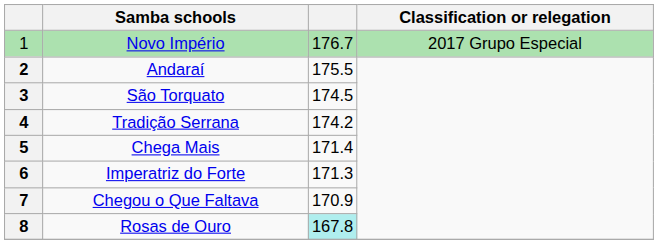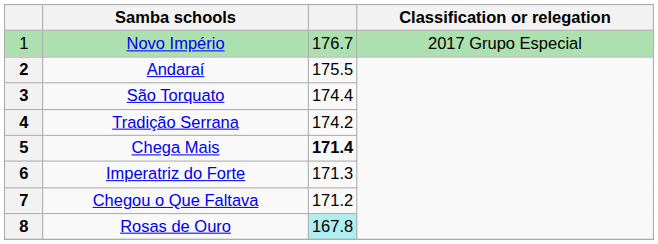(333, 95) 174.5 -> (333, 95) 174.4
(333, 148) normal -> (333, 148) bold
(333, 200) 170.9 -> (333, 200) 171.2
